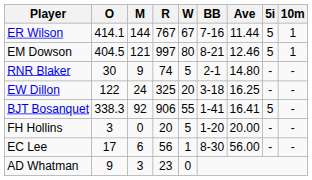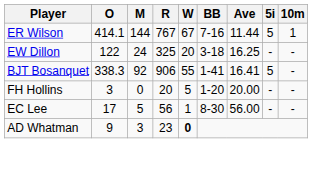- row: (39, 52)
- row: (39, 71)
(140, 147) 6 -> (140, 109) 5
(188, 166) normal -> (188, 128) bold
